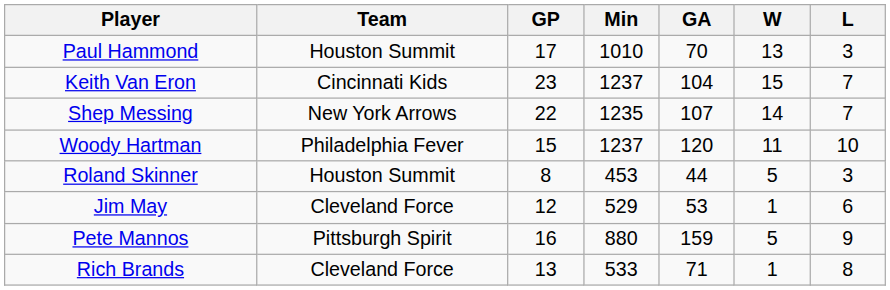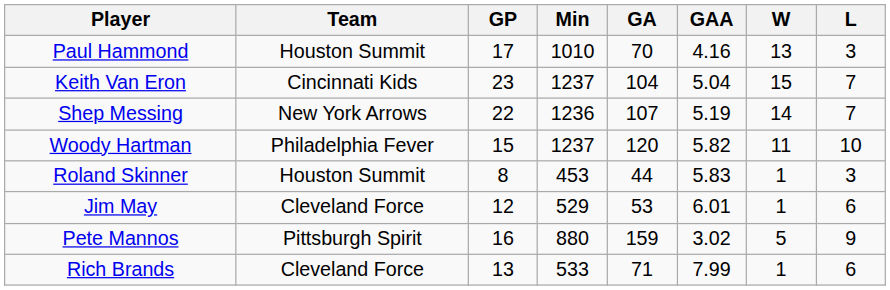+ column: (712, 20)
(621, 113) 1235 -> (573, 113) 1236
(772, 176) 5 -> (781, 176) 1
(848, 269) 8 -> (851, 269) 6
